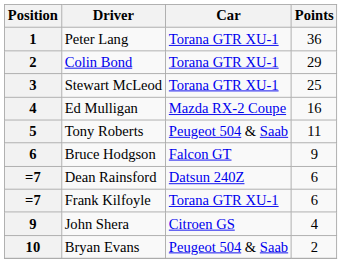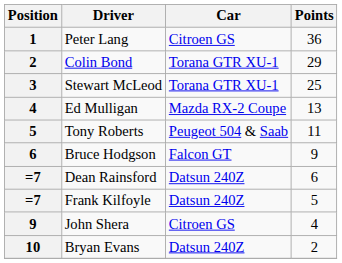(224, 39) Torana GTR XU-1 -> (202, 39) Citroen GS
(314, 108) 16 -> (314, 108) 13
(224, 200) Torana GTR XU-1 -> (207, 200) Datsun 240Z
(314, 200) 6 -> (314, 200) 5
(228, 246) Peugeot 504 & Saab -> (207, 246) Datsun 240Z
